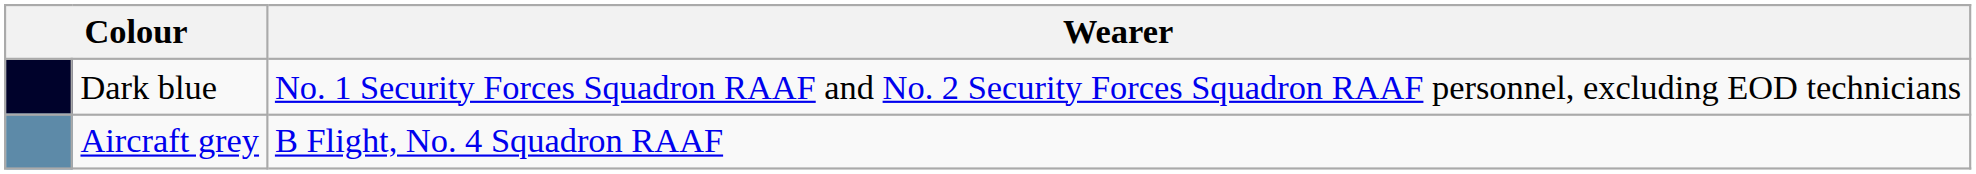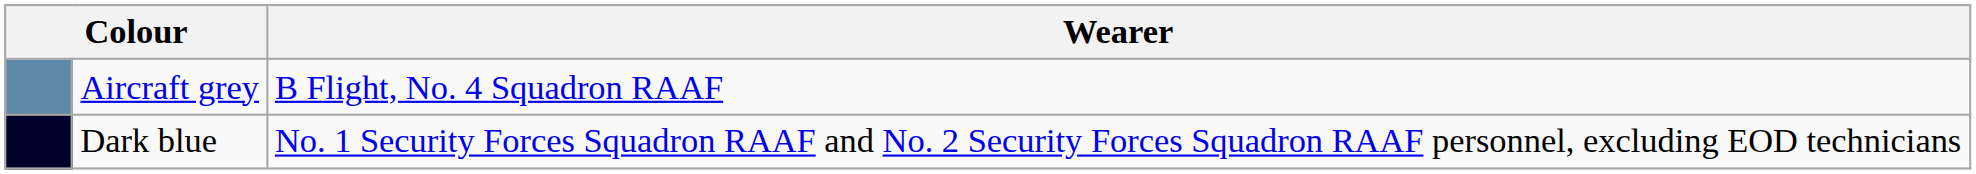rows swapped: (149, 86) <-> (170, 140)
